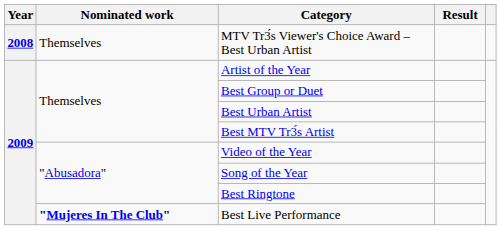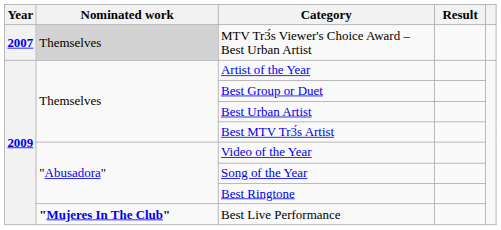(20, 42) 2008 -> (20, 42) 2007
(70, 42) no background -> (70, 42) lightgrey background
